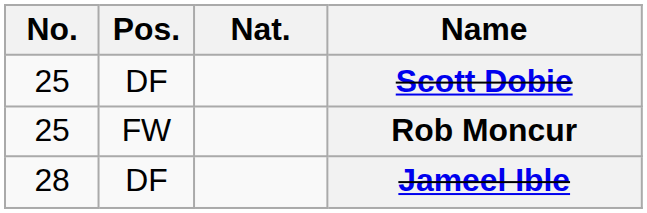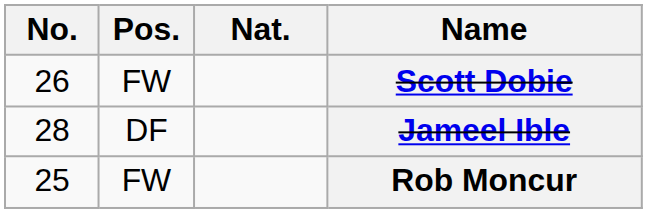(52, 80) 25 -> (52, 80) 26
(146, 80) DF -> (146, 80) FW
rows swapped: (484, 130) <-> (484, 181)
